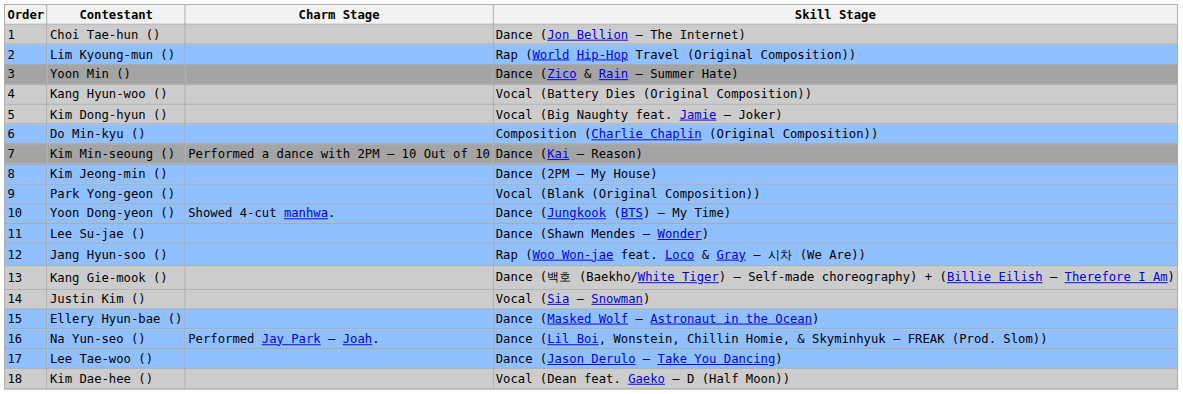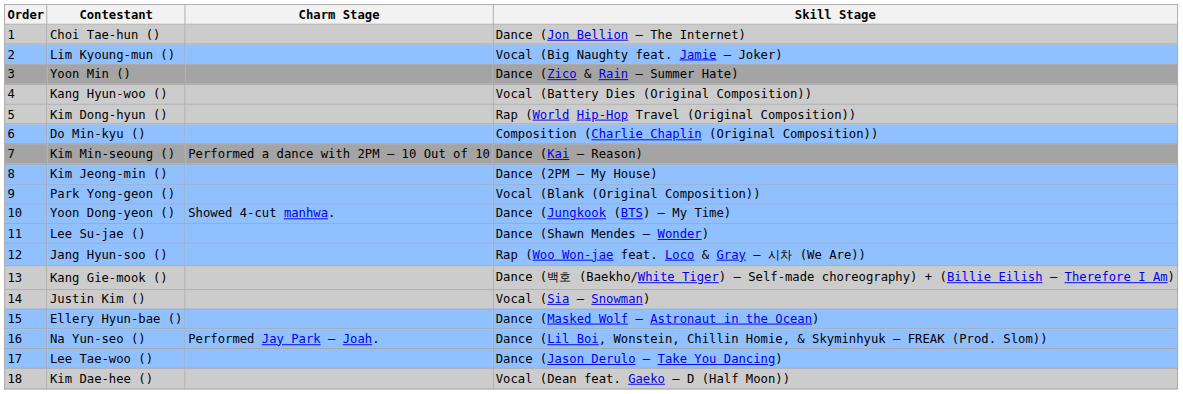(676, 54) Rap (World Hip-Hop Travel (Original Composition)) -> (639, 54) Vocal (Big Naughty feat. Jamie – Joker)
(639, 114) Vocal (Big Naughty feat. Jamie – Joker) -> (676, 114) Rap (World Hip-Hop Travel (Original Composition))
